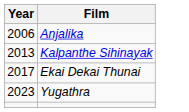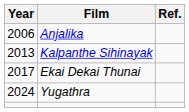+ column: (170, 14)
(21, 92) 2023 -> (21, 92) 2024
